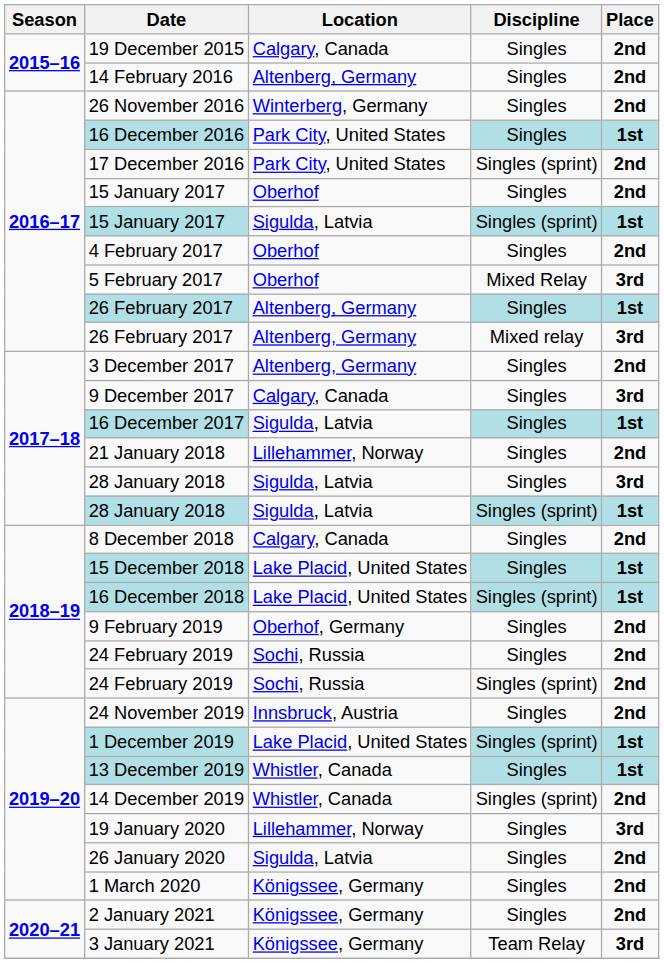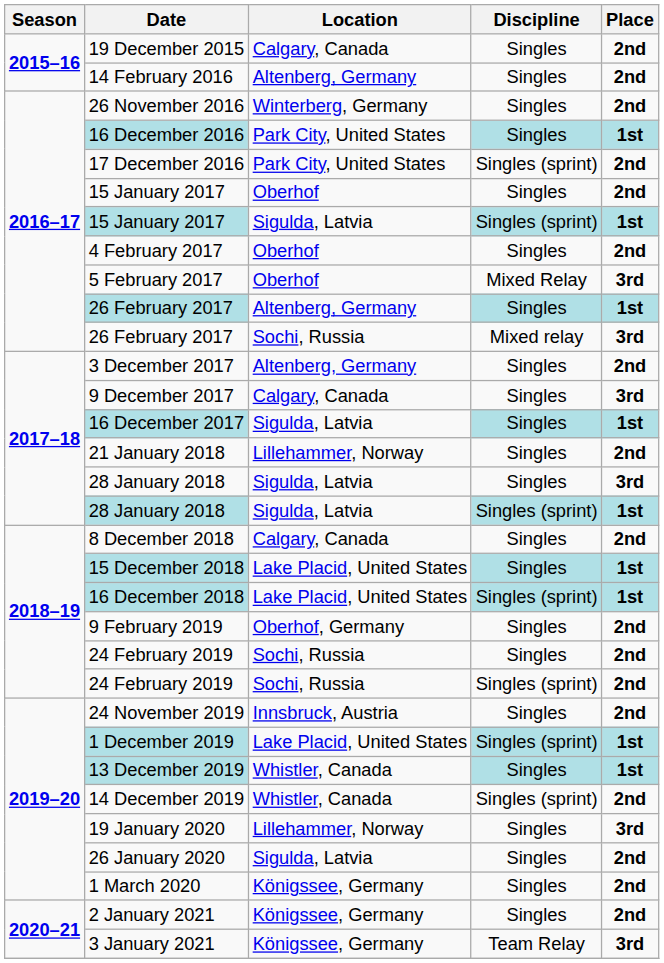(334, 337) Altenberg, Germany -> (309, 337) Sochi, Russia
